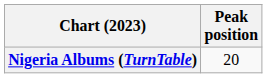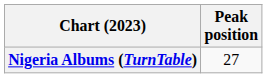(231, 60) 20 -> (231, 60) 27
